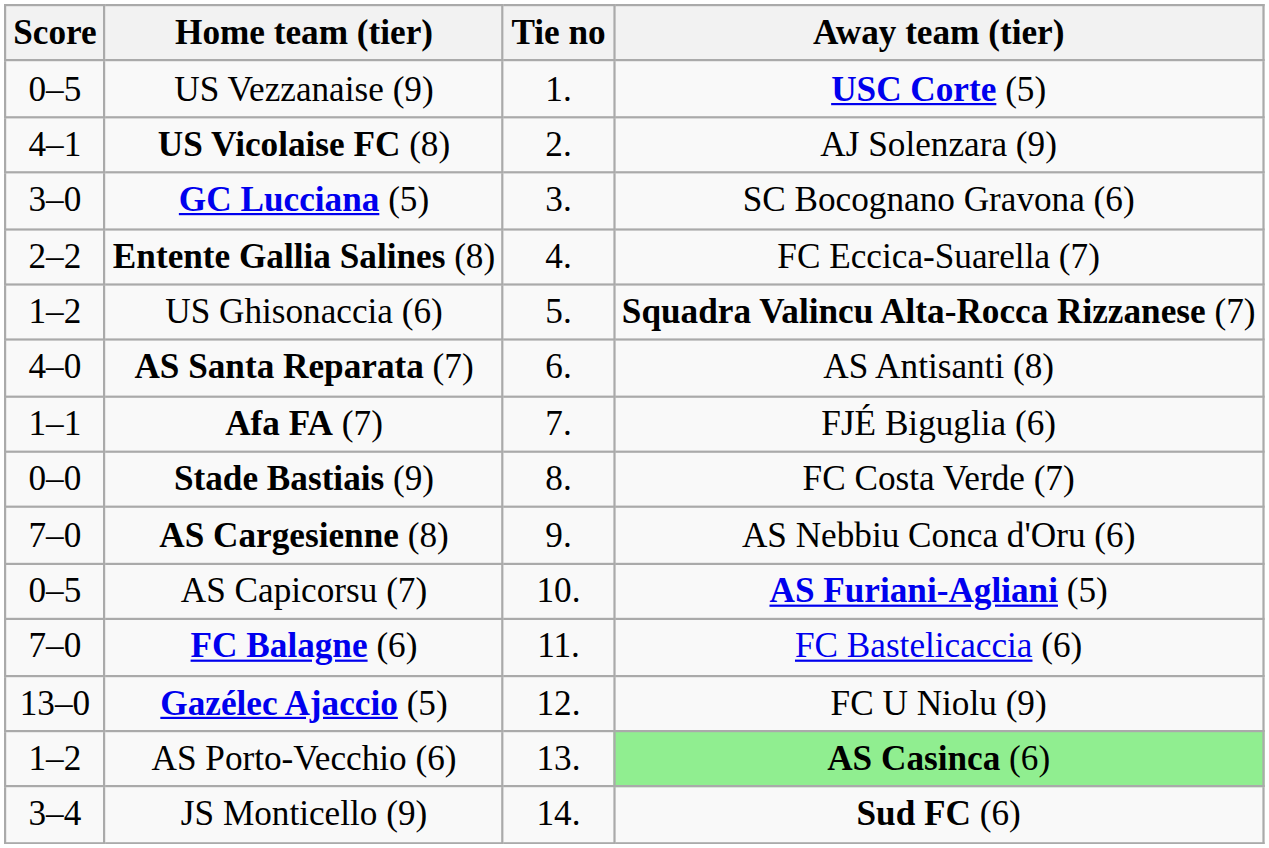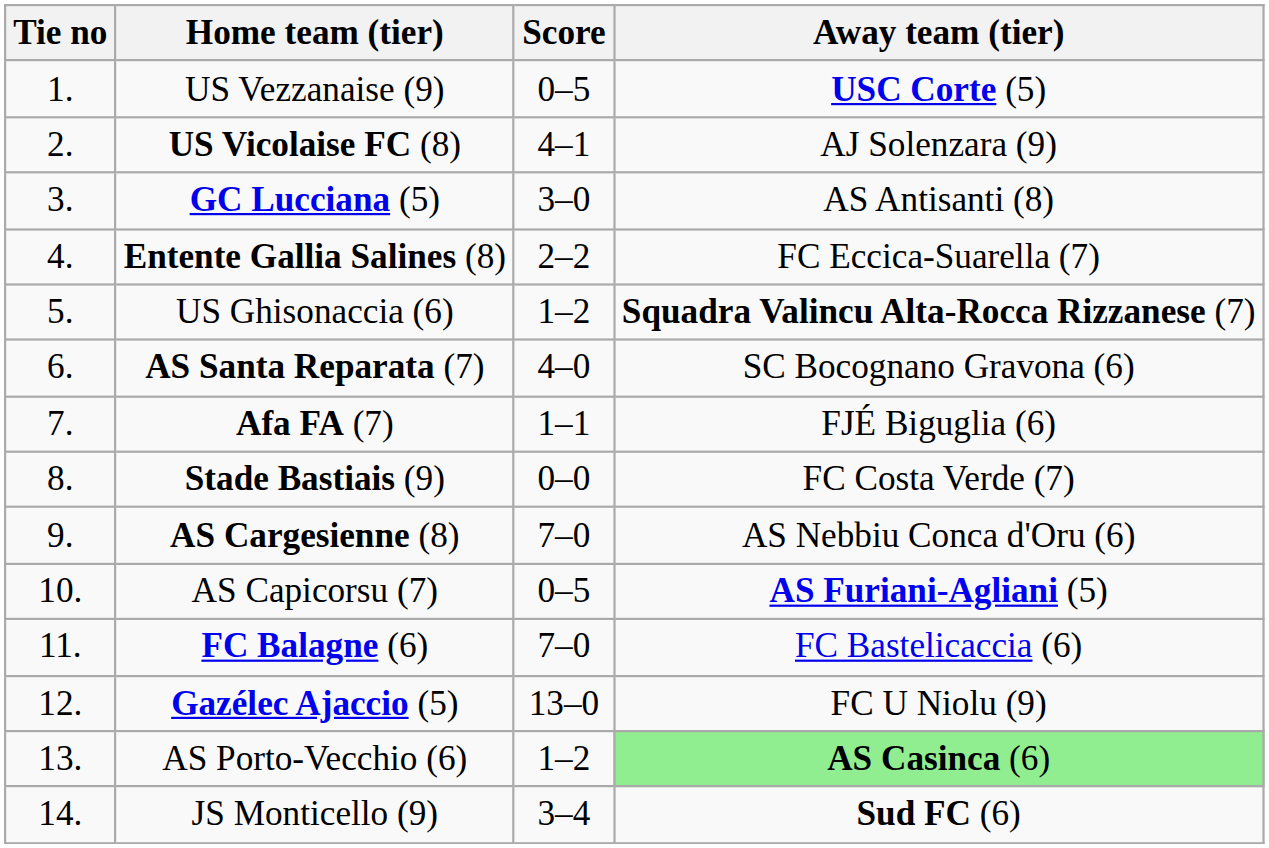columns swapped: (559, 32) <-> (55, 32)
(939, 199) SC Bocognano Gravona (6) -> (939, 199) AS Antisanti (8)
(939, 367) AS Antisanti (8) -> (939, 367) SC Bocognano Gravona (6)
